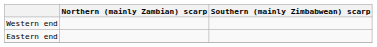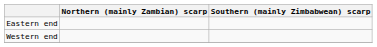rows swapped: (32, 23) <-> (32, 36)
